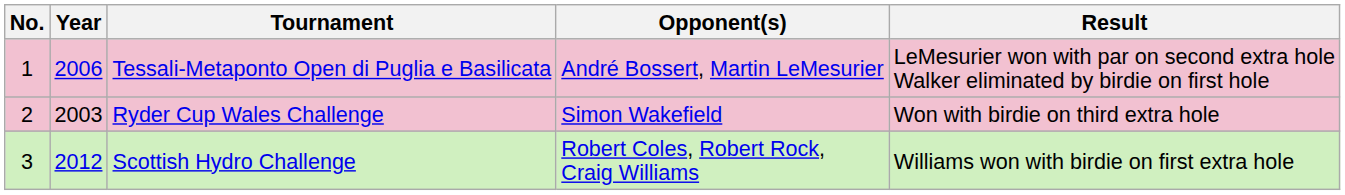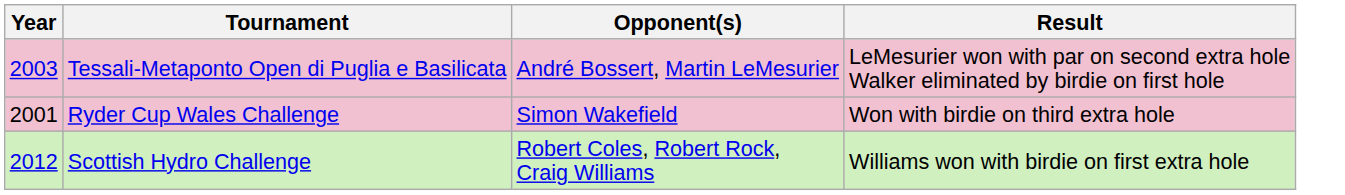- column: (27, 22)
(78, 68) 2006 -> (34, 68) 2003
(78, 114) 2003 -> (34, 114) 2001
